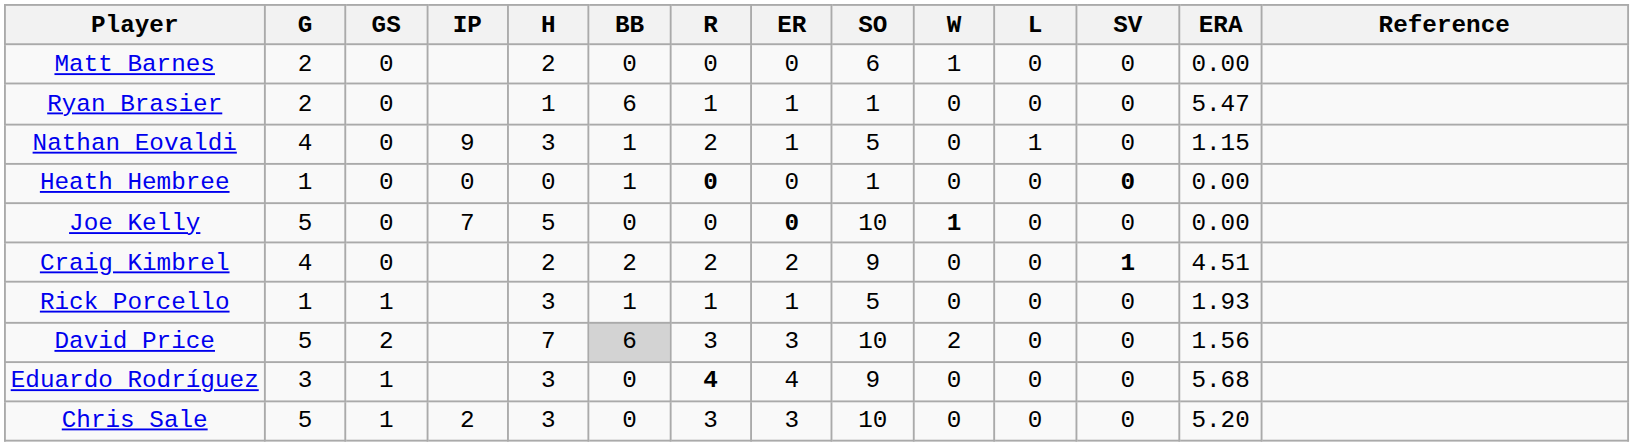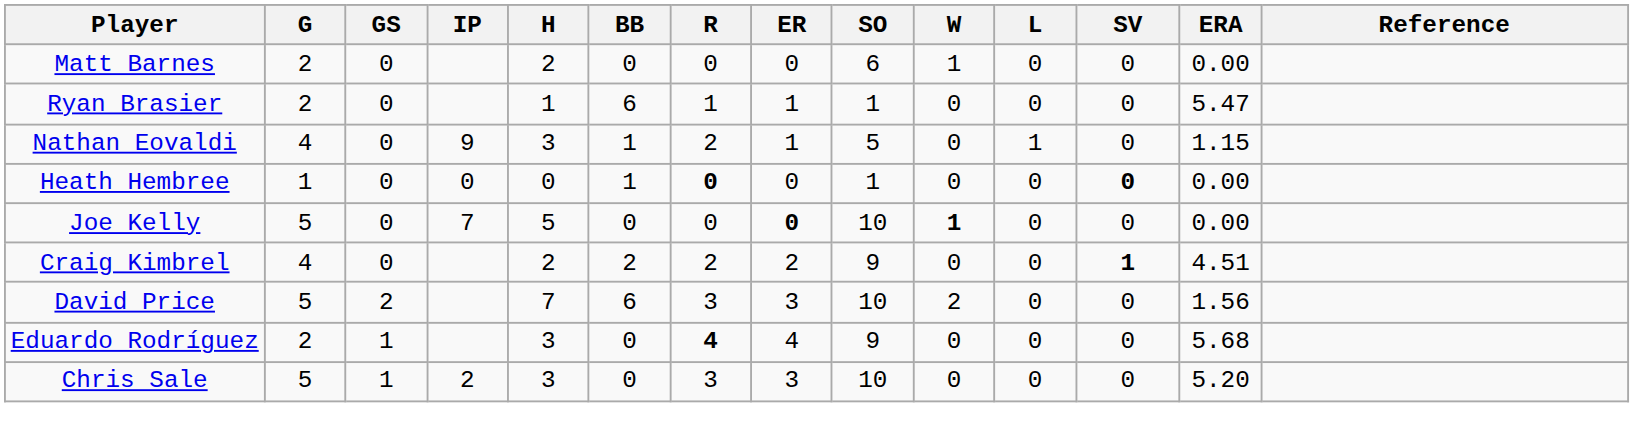- row: (135, 302)
(630, 342) lightgrey background -> (630, 302) no background
(305, 381) 3 -> (305, 342) 2
